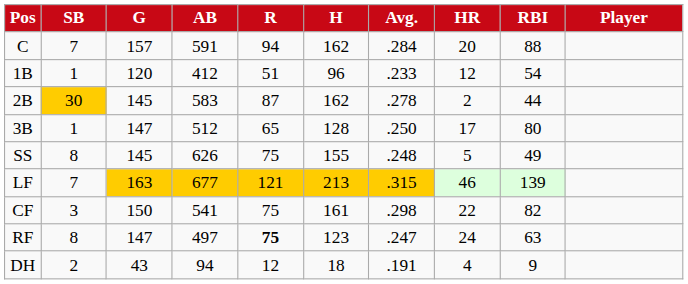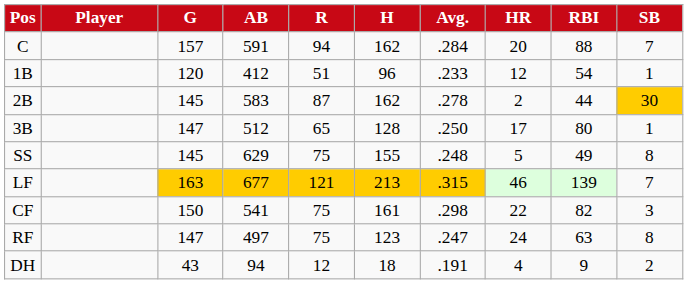columns swapped: (624, 18) <-> (74, 18)
(205, 155) 626 -> (256, 155) 629
(270, 237) bold -> (322, 237) normal
